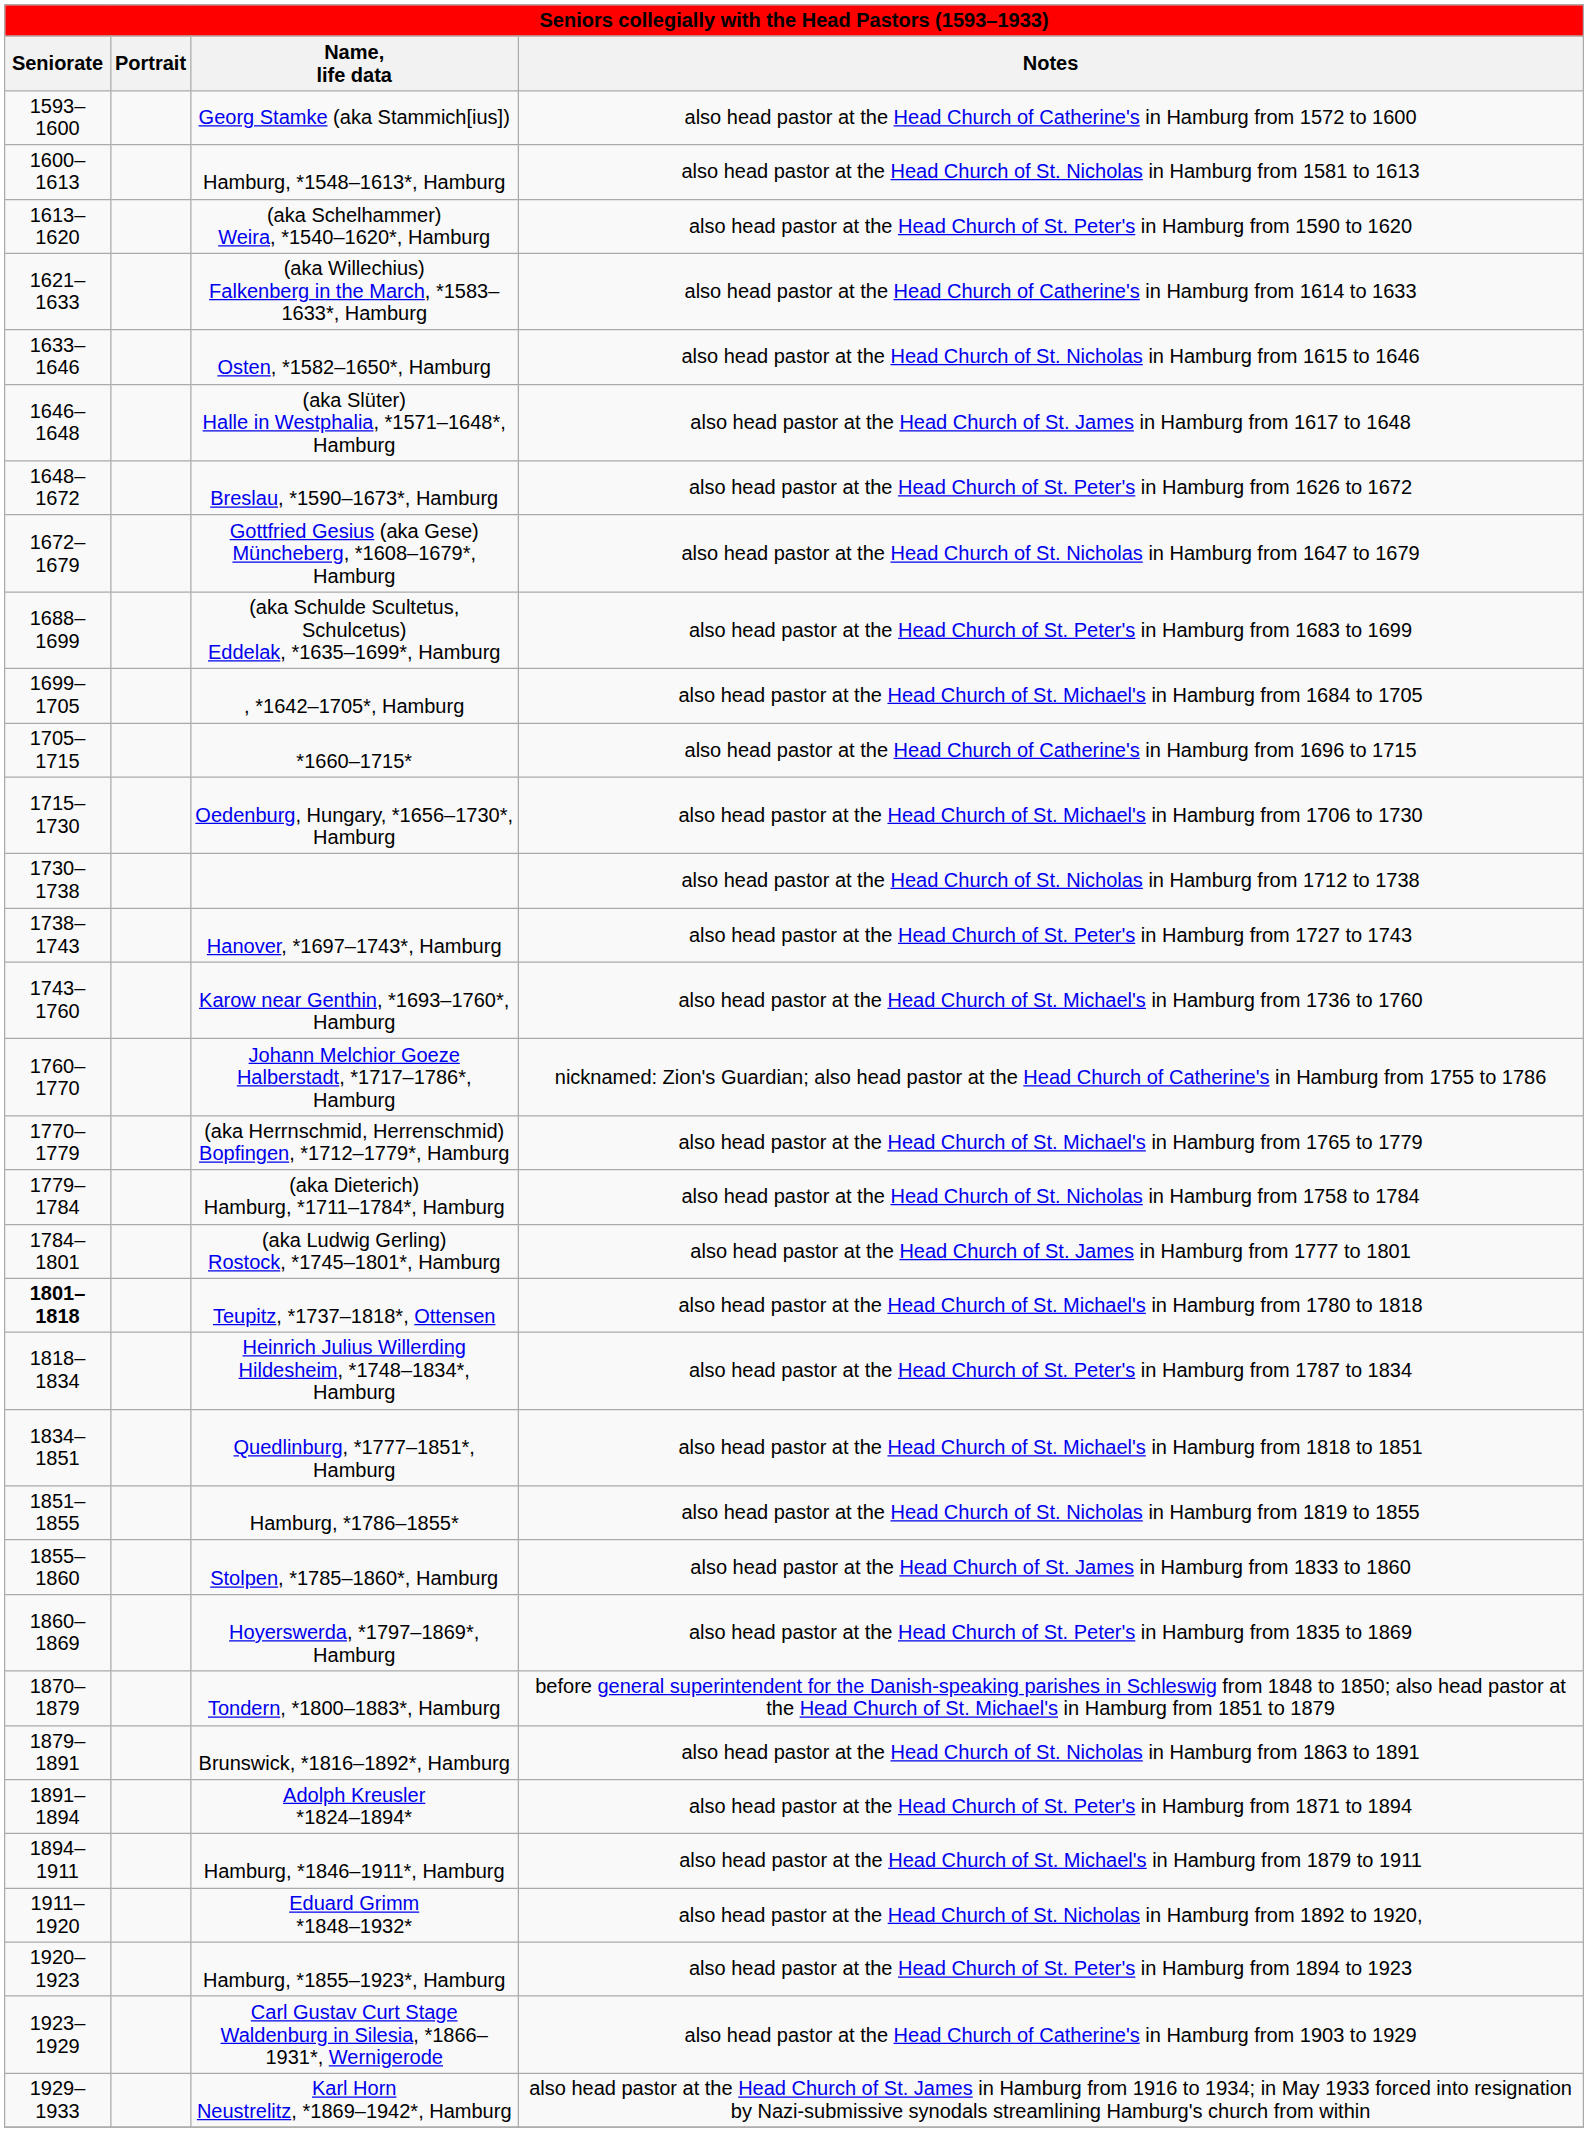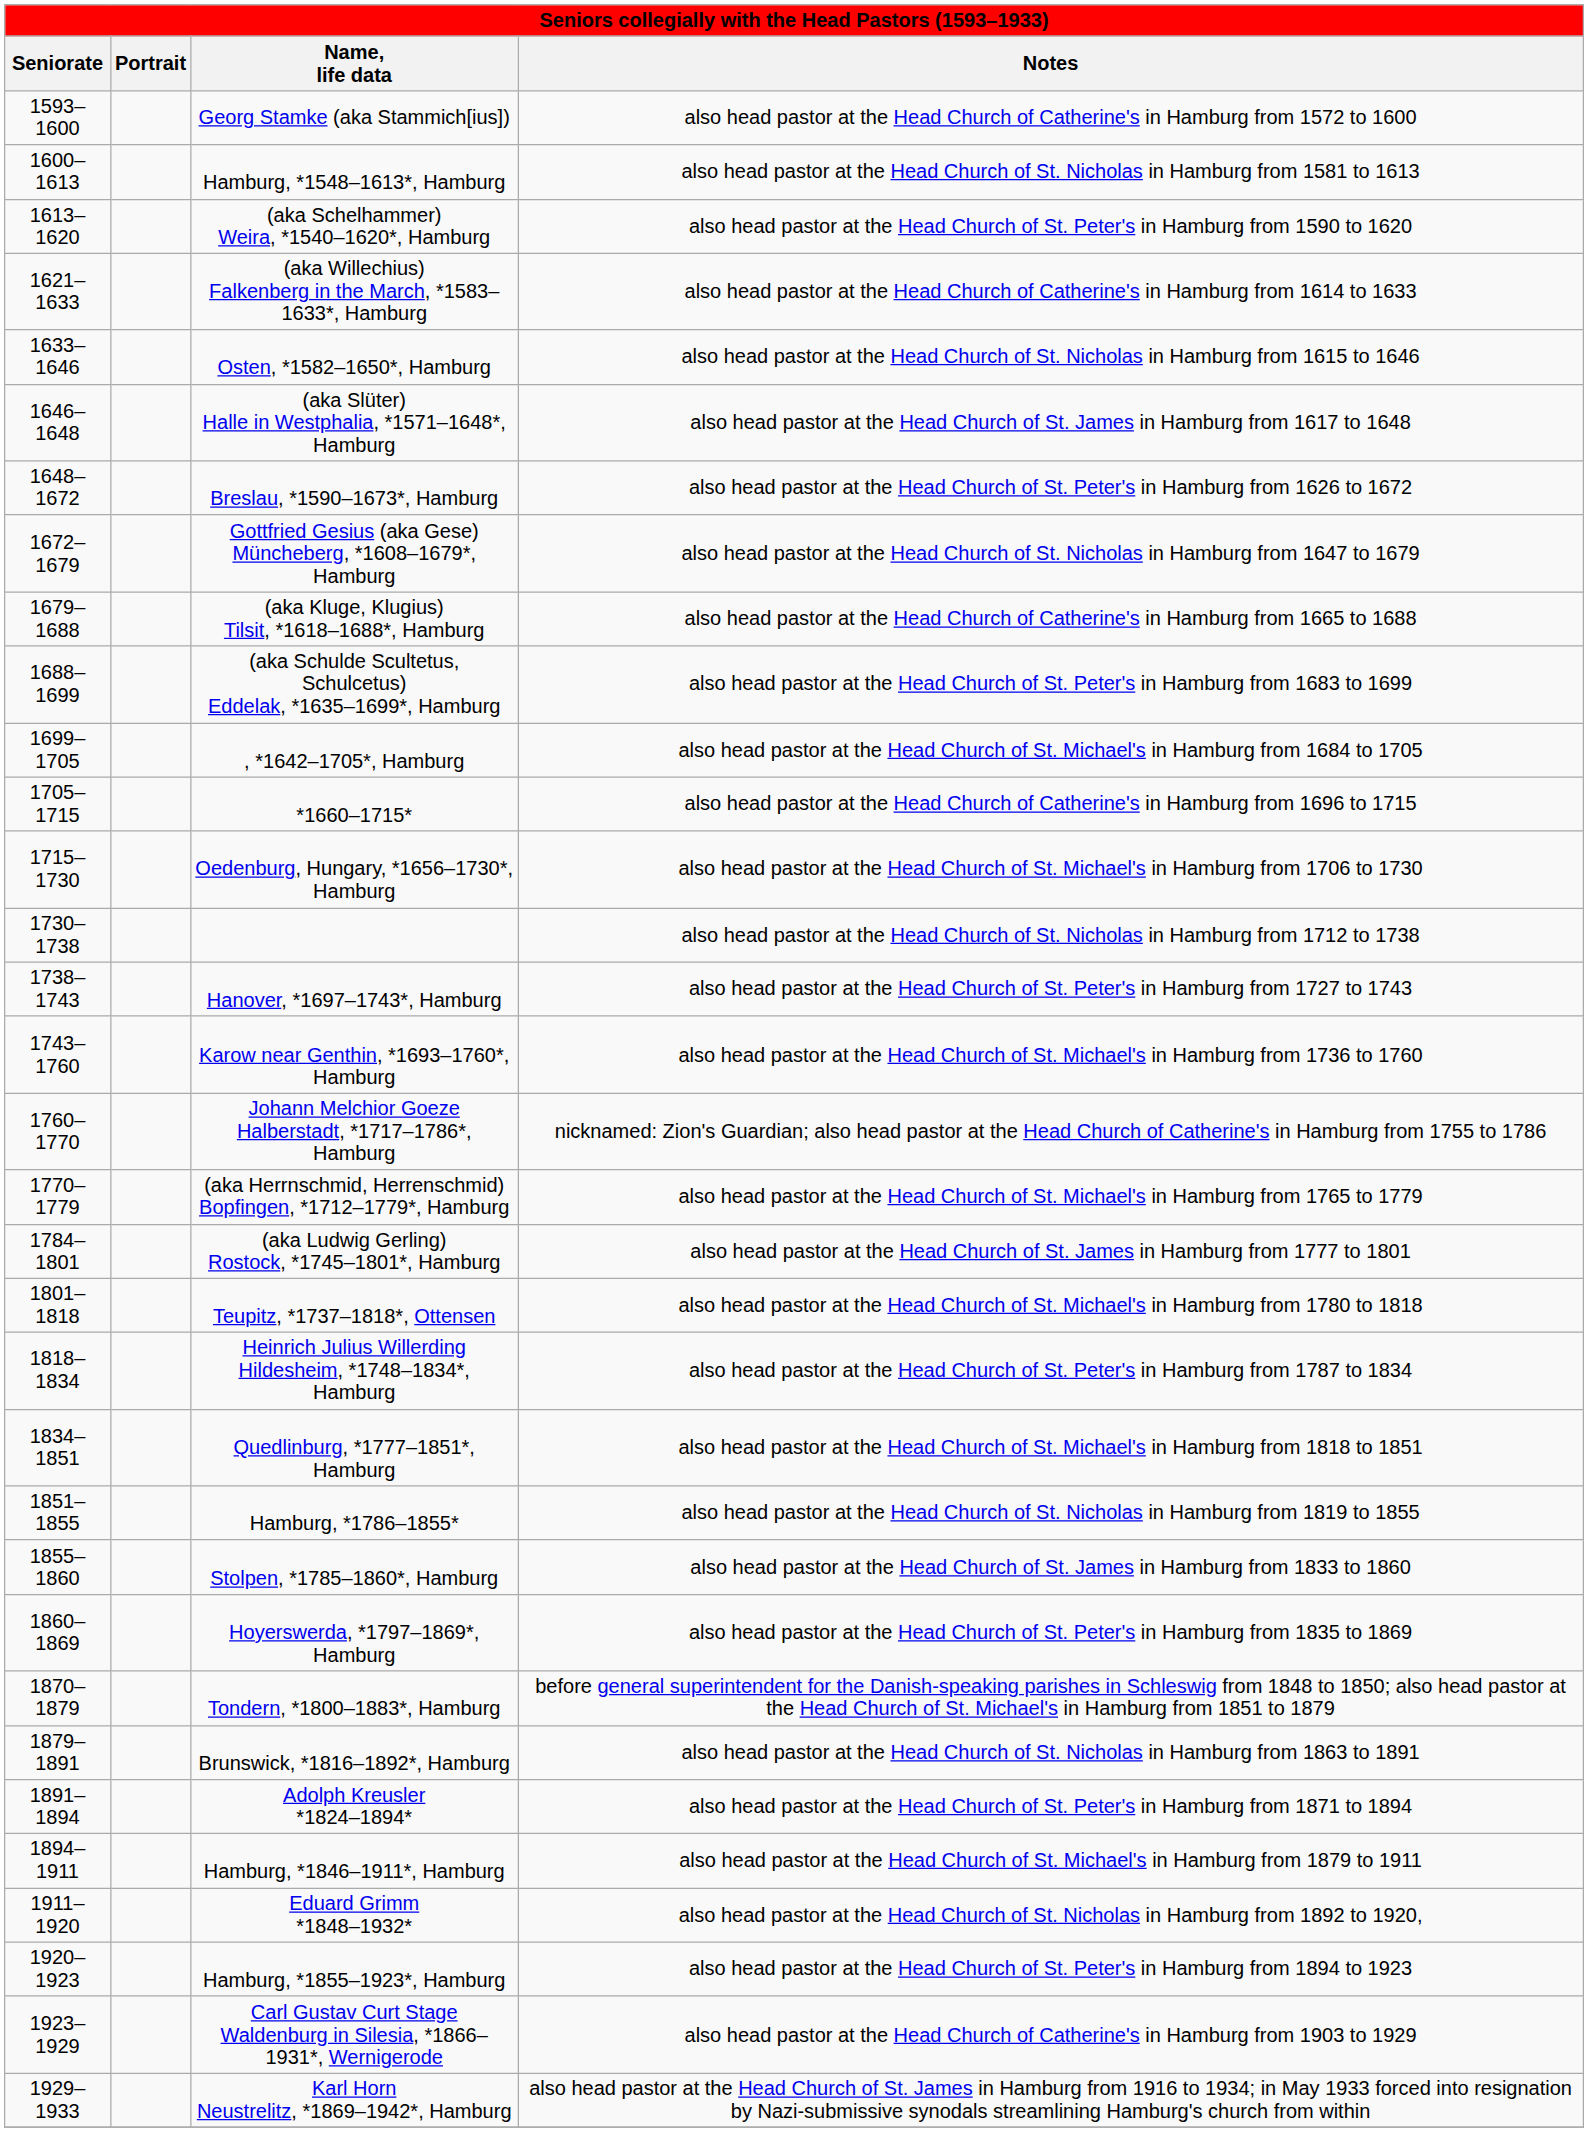+ row: (354, 618)
- row: (354, 1196)
(57, 1305) bold -> (57, 1305) normal
